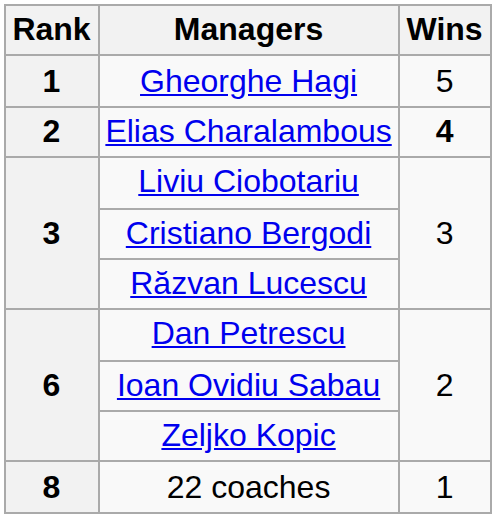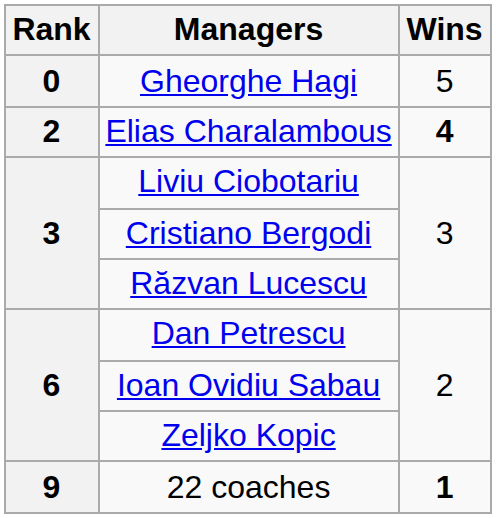(52, 80) 1 -> (52, 80) 0
(52, 486) 8 -> (52, 486) 9
(445, 486) normal -> (445, 486) bold
